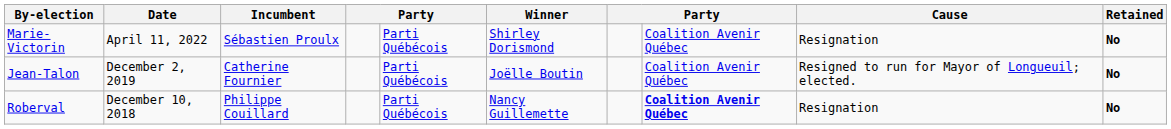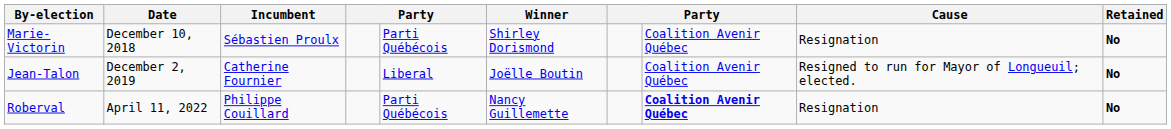(157, 41) April 11, 2022 -> (150, 41) December 10, 2018
(415, 74) Parti Québécois -> (408, 74) Liberal
(150, 107) December 10, 2018 -> (157, 107) April 11, 2022
